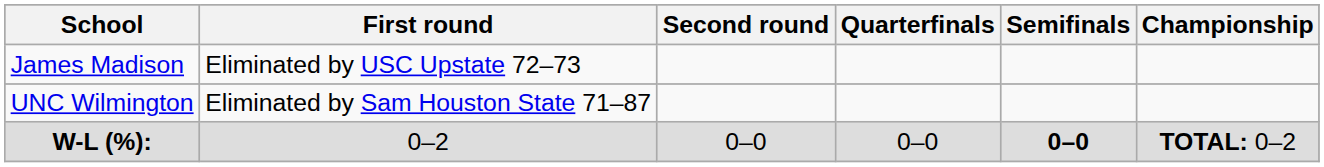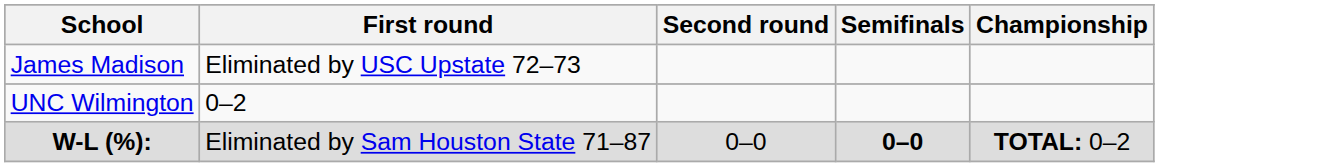- column: (918, 25)
(428, 103) Eliminated by Sam Houston State 71–87 -> (226, 103) 0–2
(428, 142) 0–2 -> (428, 142) Eliminated by Sam Houston State 71–87
